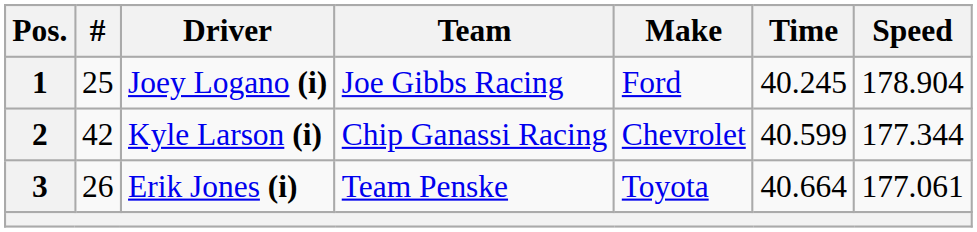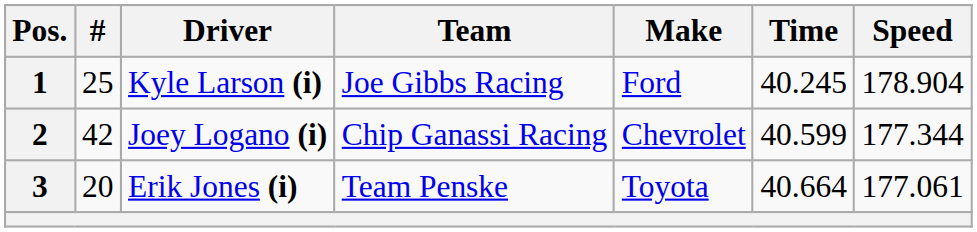(228, 82) Joey Logano (i) -> (225, 82) Kyle Larson (i)
(225, 134) Kyle Larson (i) -> (228, 134) Joey Logano (i)
(98, 186) 26 -> (98, 186) 20
